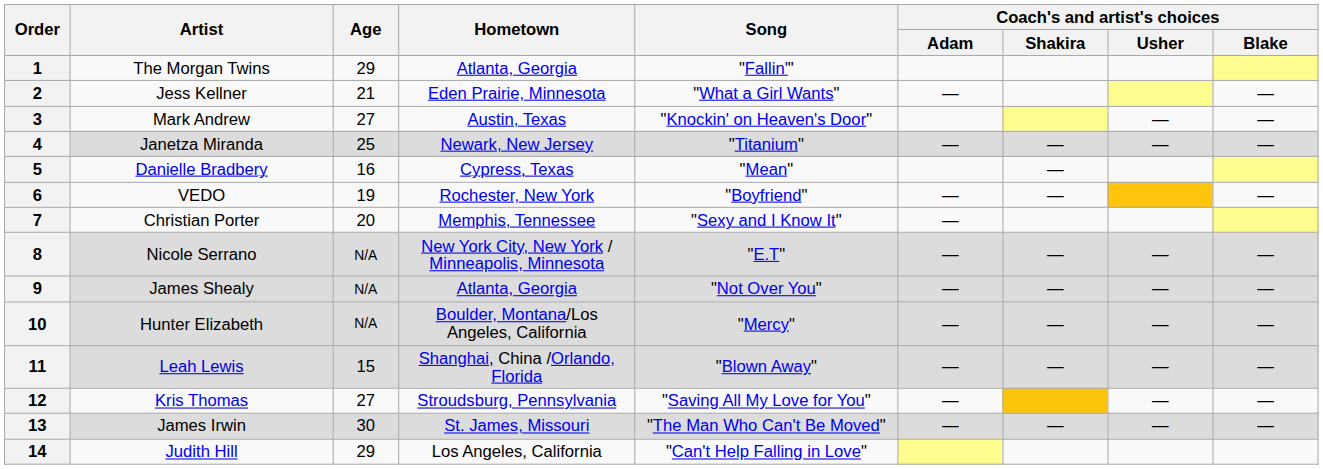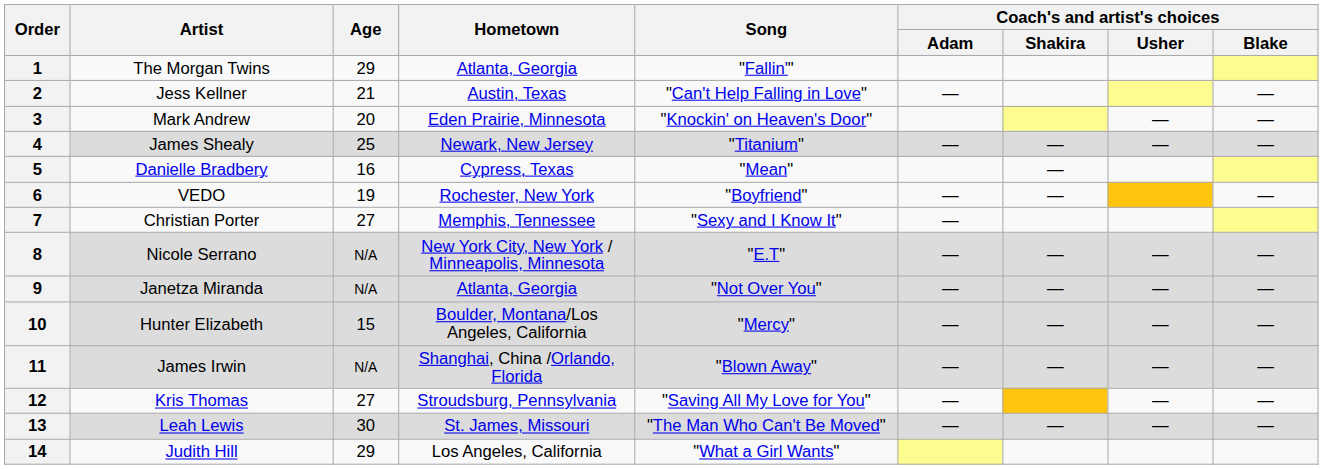(517, 93) Eden Prairie, Minnesota -> (517, 93) Austin, Texas
(766, 93) "What a Girl Wants" -> (766, 93) "Can't Help Falling in Love"
(366, 119) 27 -> (366, 119) 20
(517, 119) Austin, Texas -> (517, 119) Eden Prairie, Minnesota
(202, 144) Janetza Miranda -> (202, 144) James Shealy
(366, 220) 20 -> (366, 220) 27
(202, 289) James Shealy -> (202, 289) Janetza Miranda
(366, 324) N/A -> (366, 324) 15
(202, 367) Leah Lewis -> (202, 367) James Irwin
(366, 367) 15 -> (366, 367) N/A
(202, 426) James Irwin -> (202, 426) Leah Lewis
(766, 452) "Can't Help Falling in Love" -> (766, 452) "What a Girl Wants"
